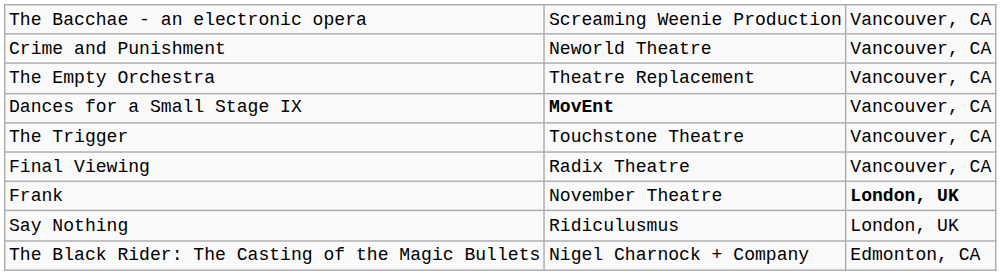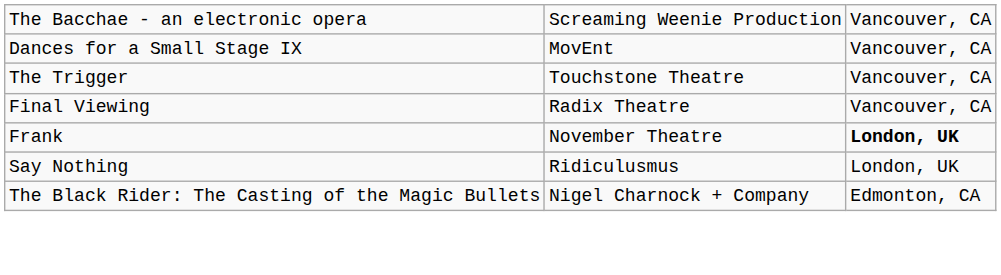- row: (117, 49)
- row: (112, 78)
(581, 108) bold -> (581, 49) normal
